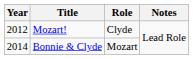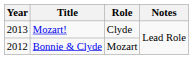(17, 29) 2012 -> (17, 29) 2013
(17, 46) 2014 -> (17, 46) 2012
